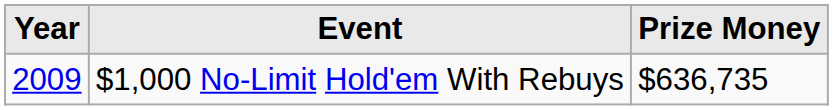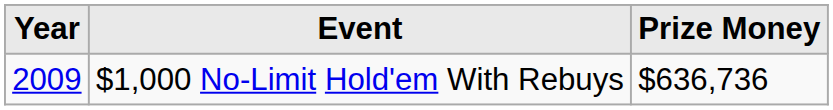(703, 78) $636,735 -> (703, 78) $636,736
